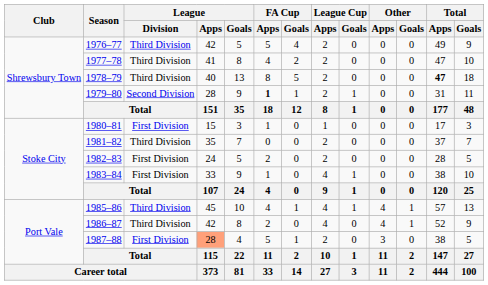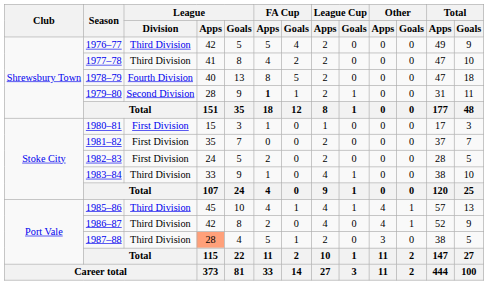(160, 77) Third Division -> (160, 77) Fourth Division
(440, 77) bold -> (440, 77) normal
(160, 142) Third Division -> (160, 142) First Division
(160, 175) First Division -> (160, 175) Third Division
(160, 239) First Division -> (160, 239) Third Division
